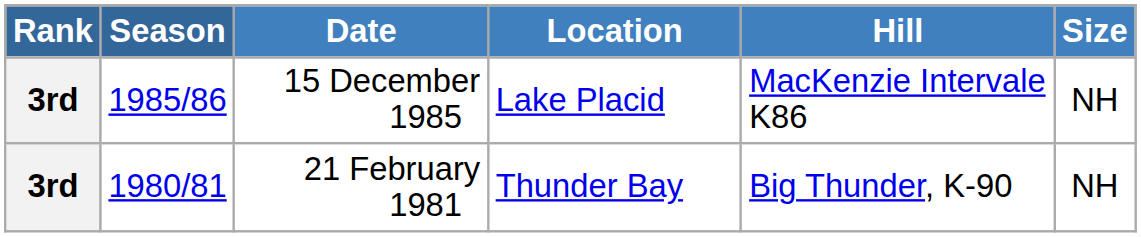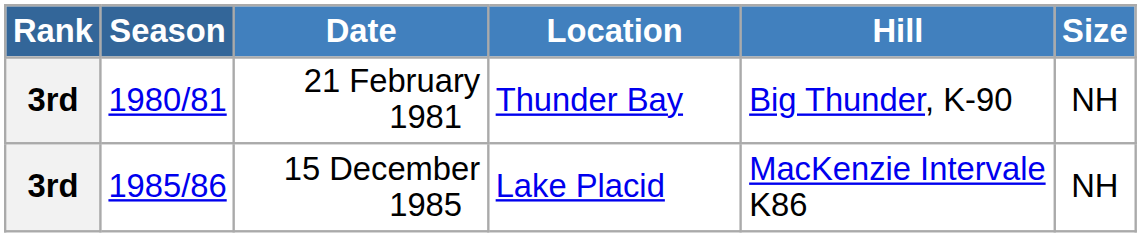rows swapped: (392, 186) <-> (382, 100)
